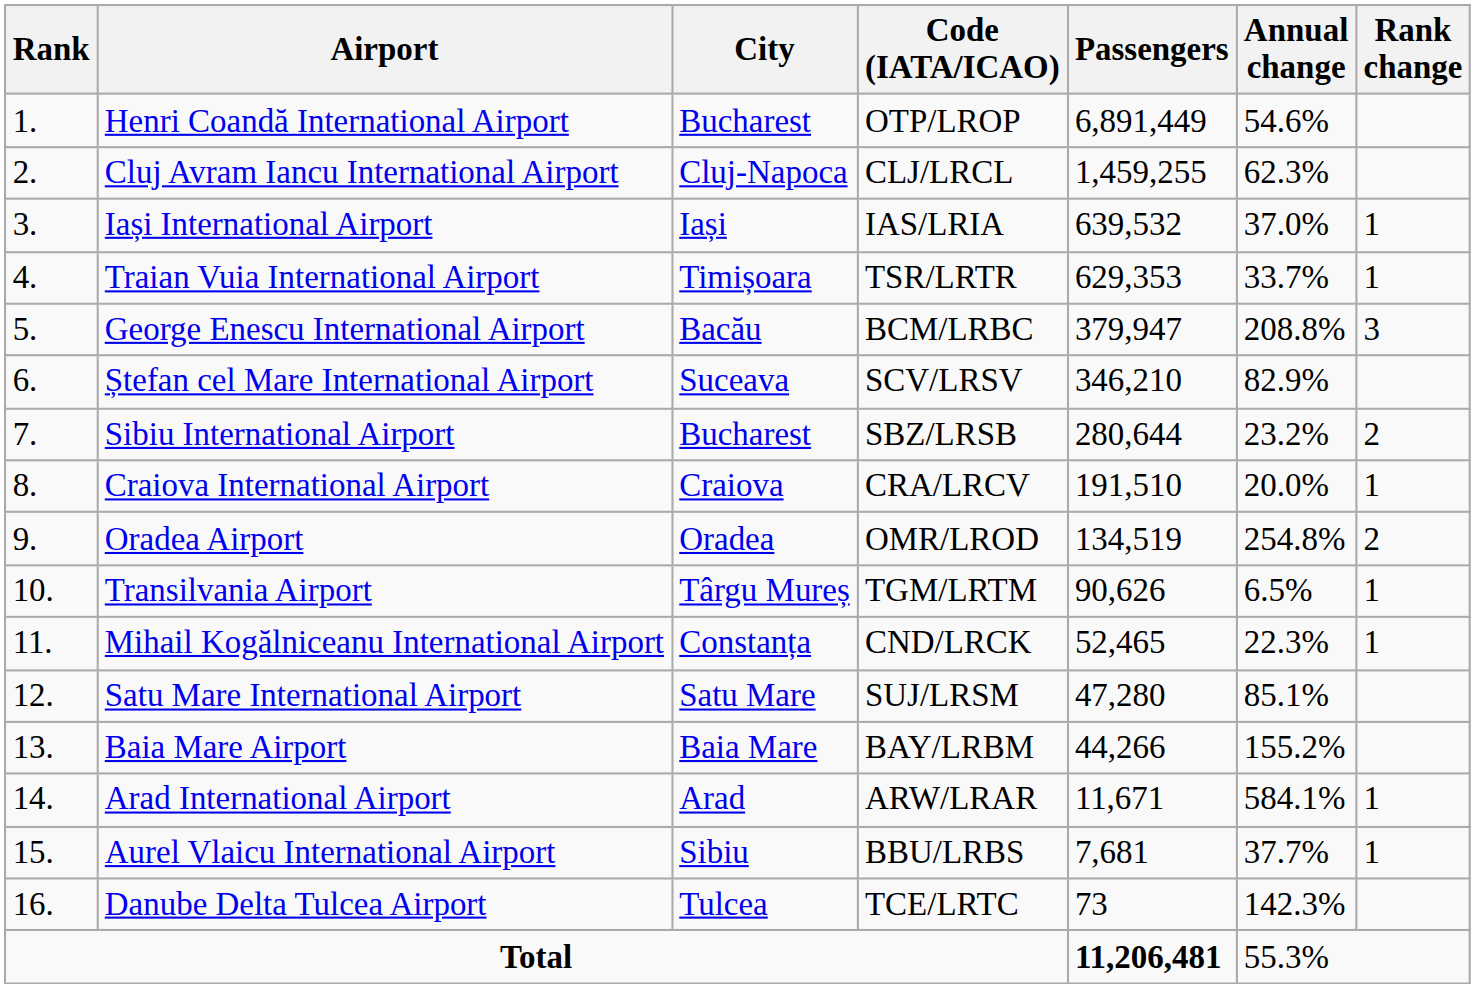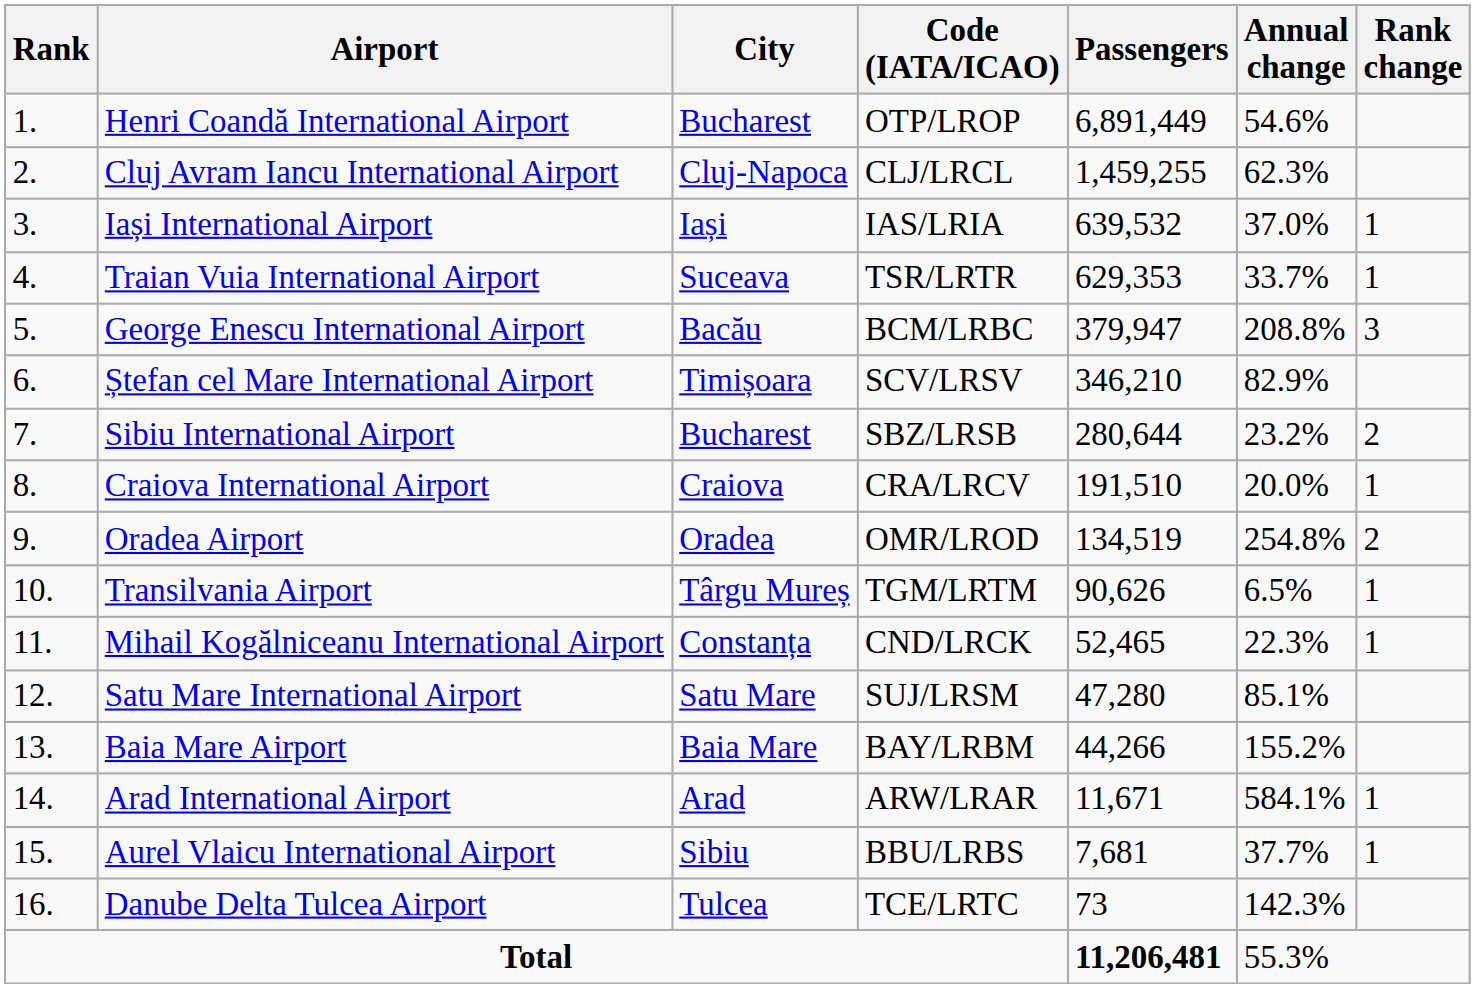(745, 276) Timișoara -> (734, 276) Suceava
(734, 381) Suceava -> (745, 381) Timișoara
